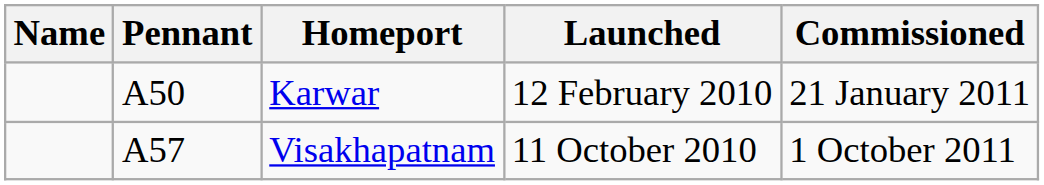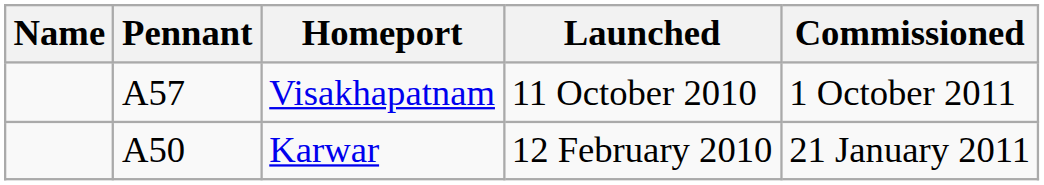rows swapped: (324, 91) <-> (382, 149)
